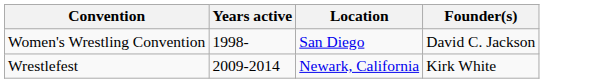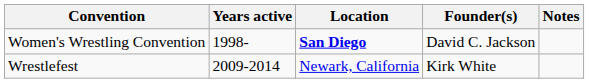+ column: (561, 16)
(332, 41) normal -> (333, 41) bold
